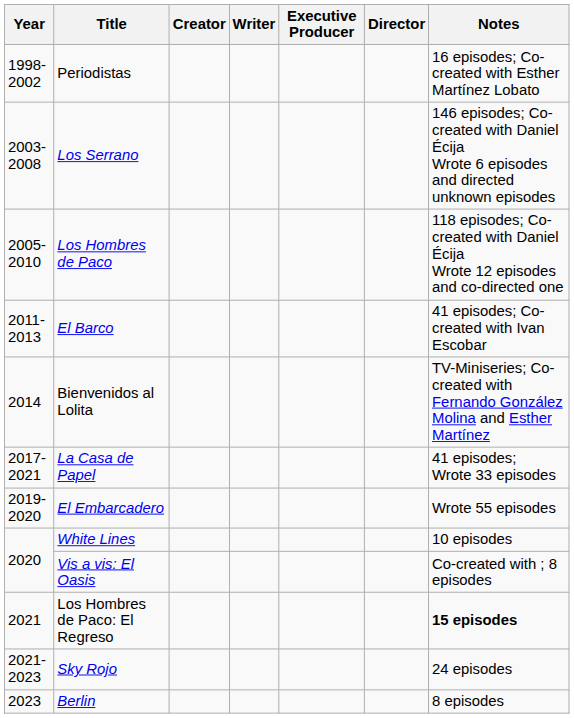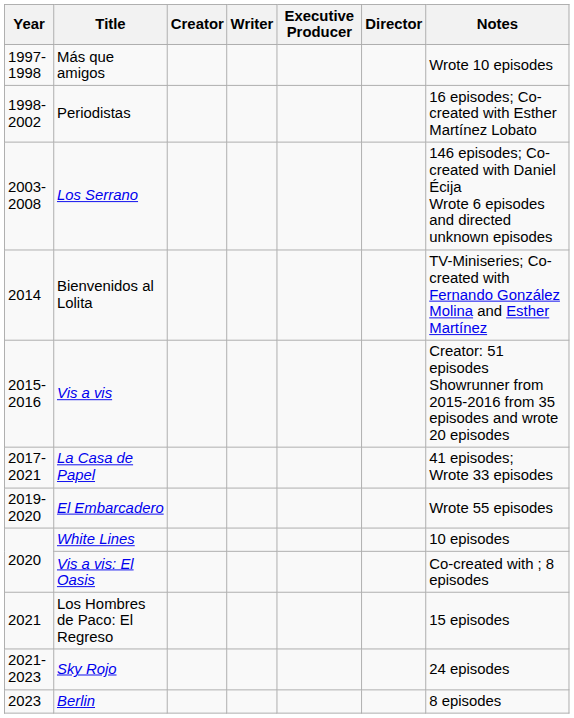+ row: (86, 65)
- row: (102, 254)
- row: (85, 328)
+ row: (85, 393)
(475, 620) bold -> (469, 620) normal
